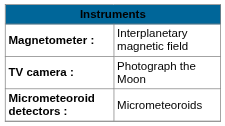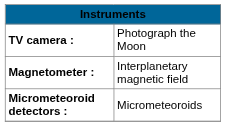rows swapped: (41, 72) <-> (51, 40)
